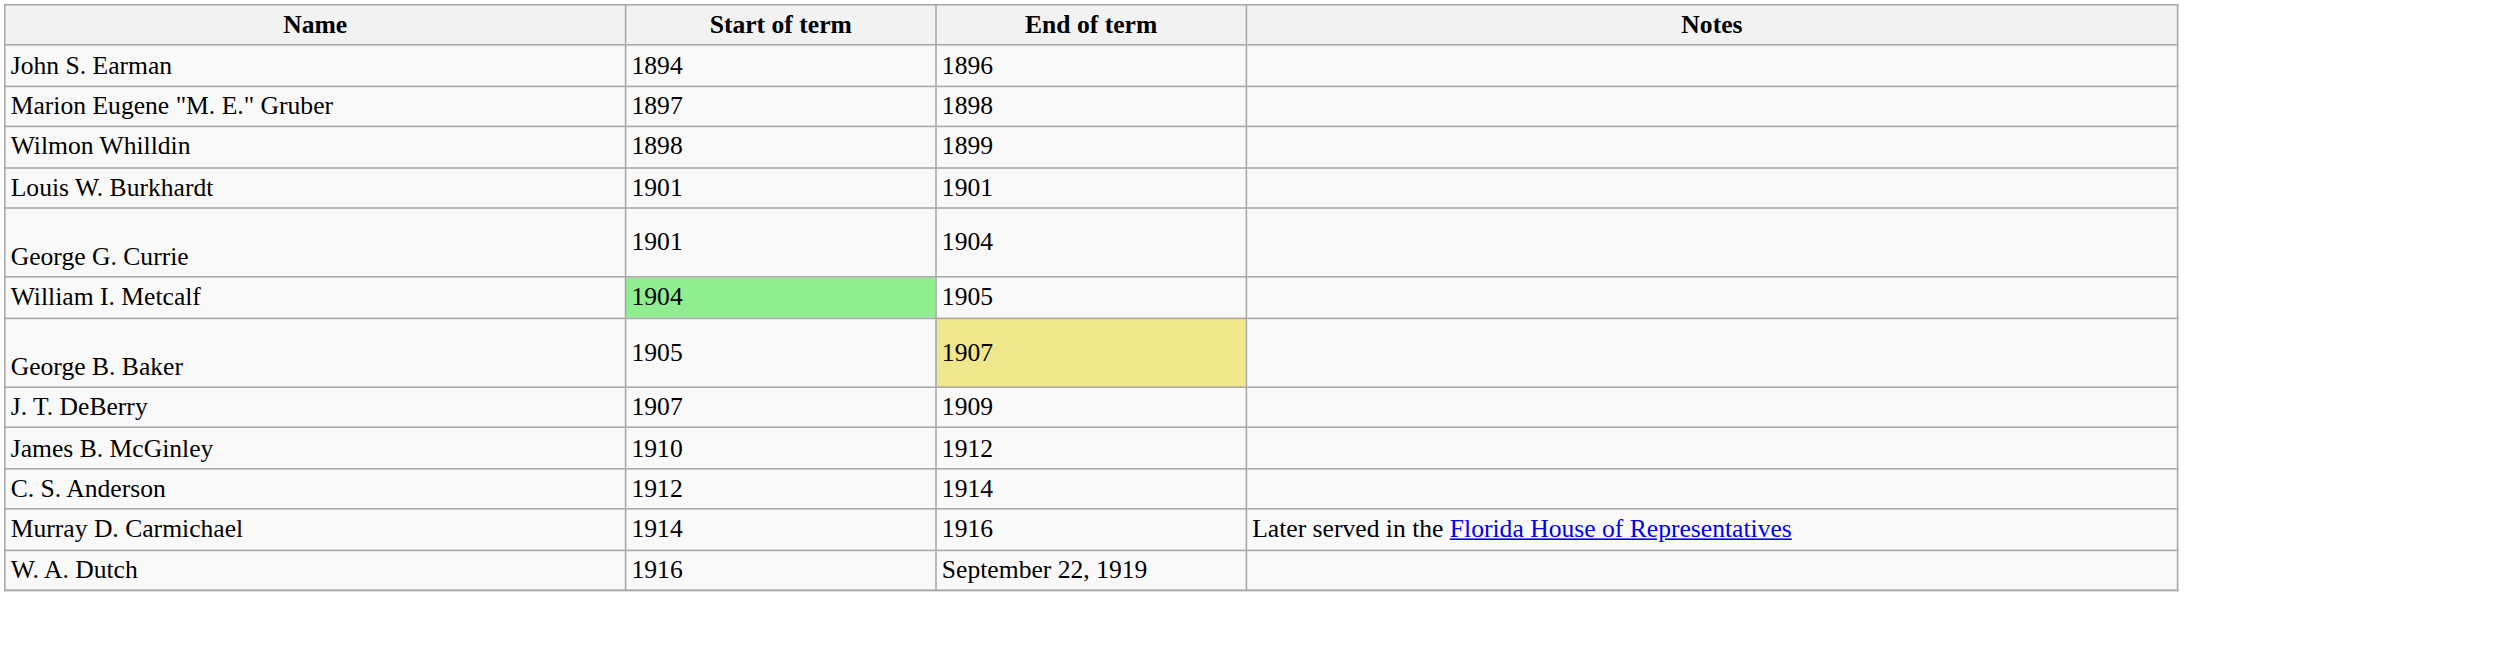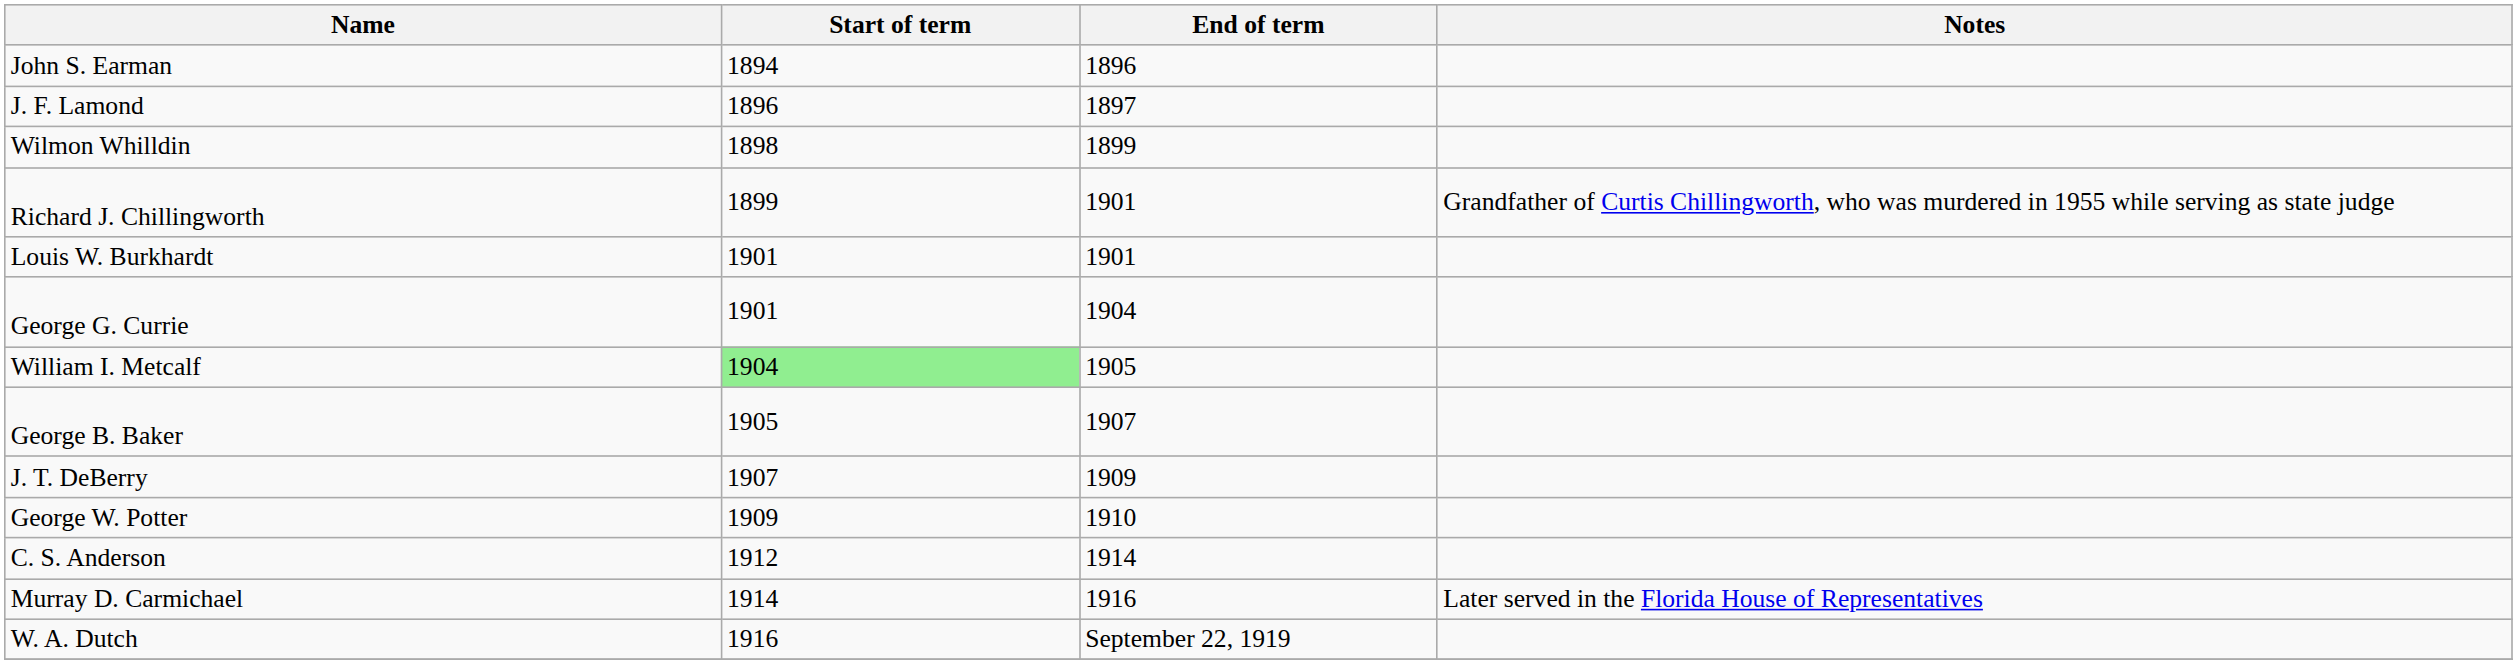+ row: (77, 106)
- row: (172, 106)
+ row: (138, 216)
(967, 352) khaki background -> (1111, 421) no background
+ row: (99, 517)
- row: (112, 447)
